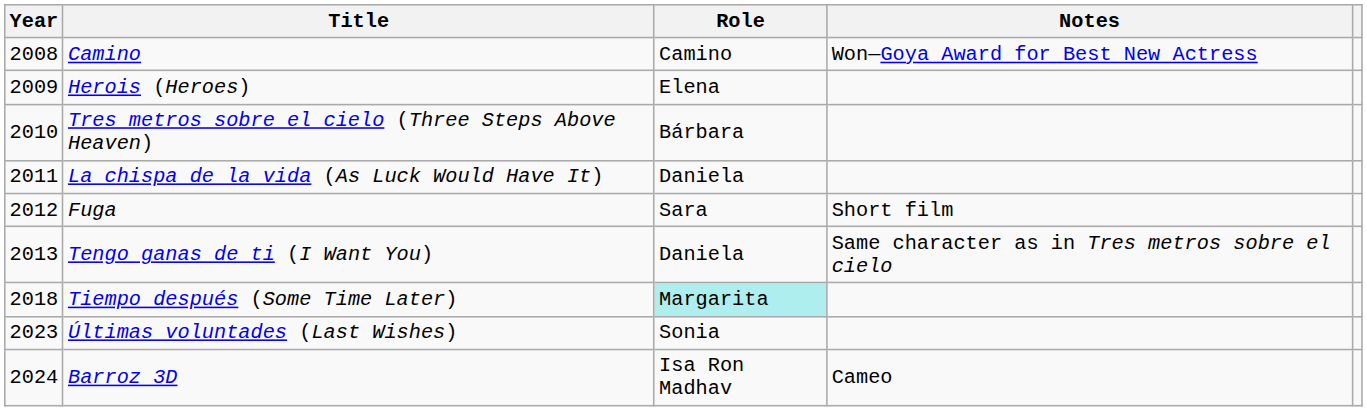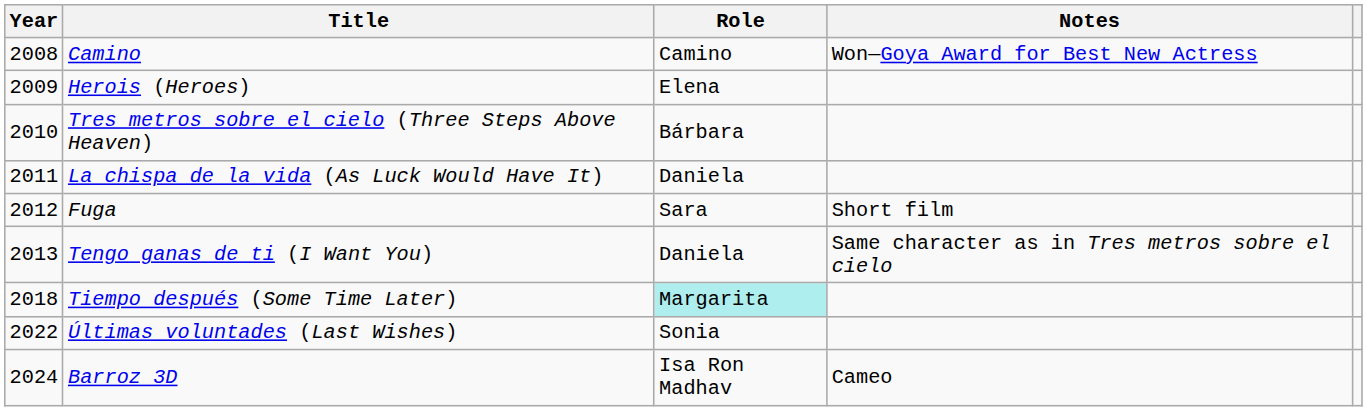(34, 333) 2023 -> (34, 333) 2022
